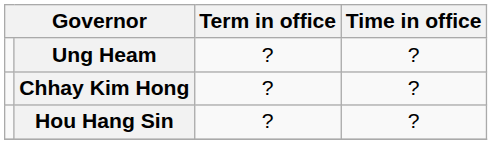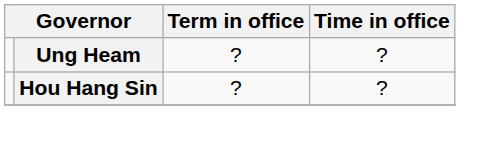- row: (104, 88)
